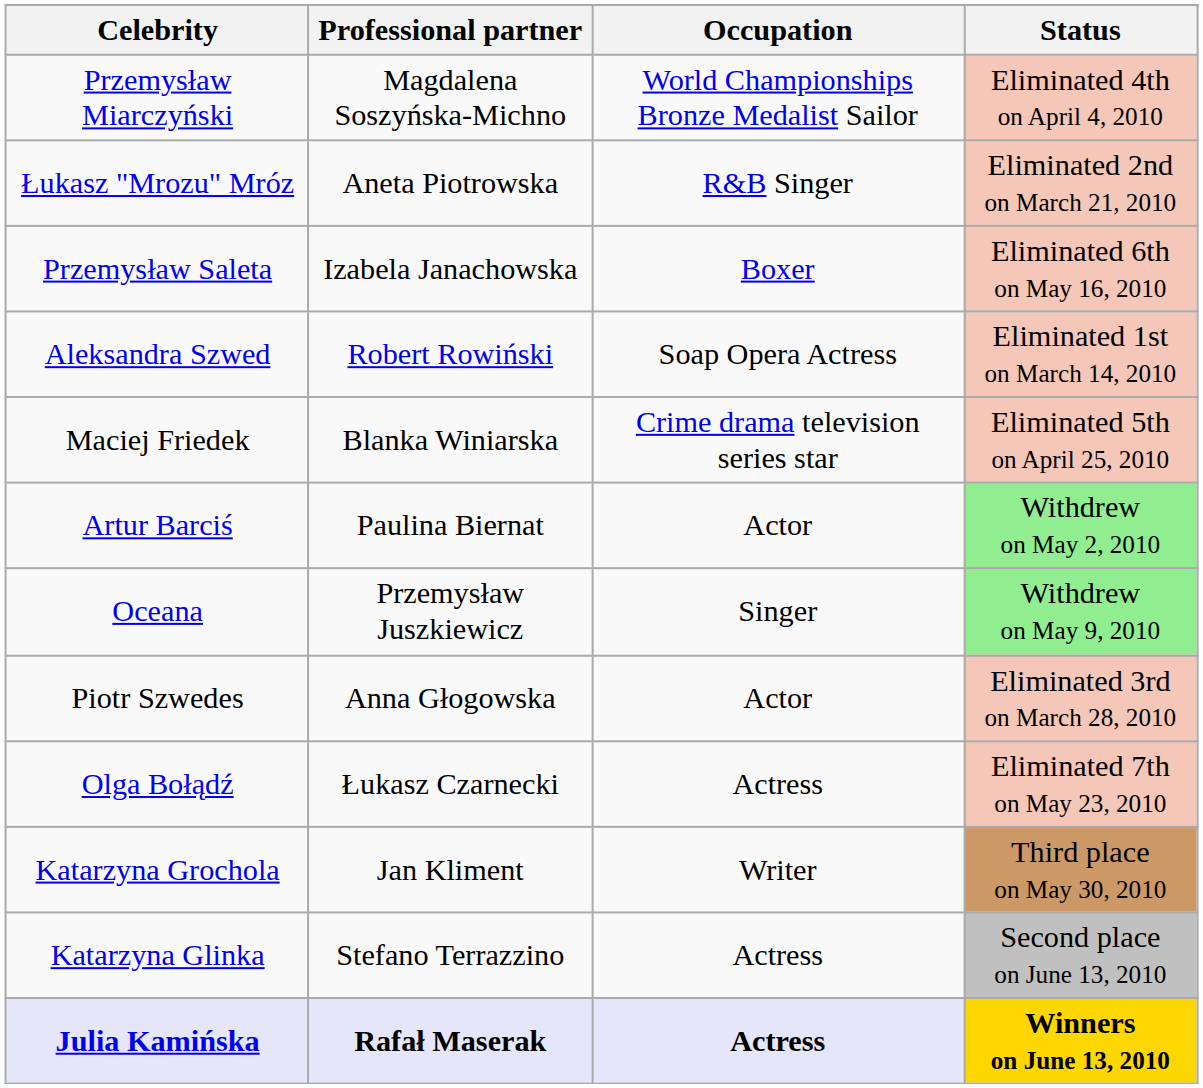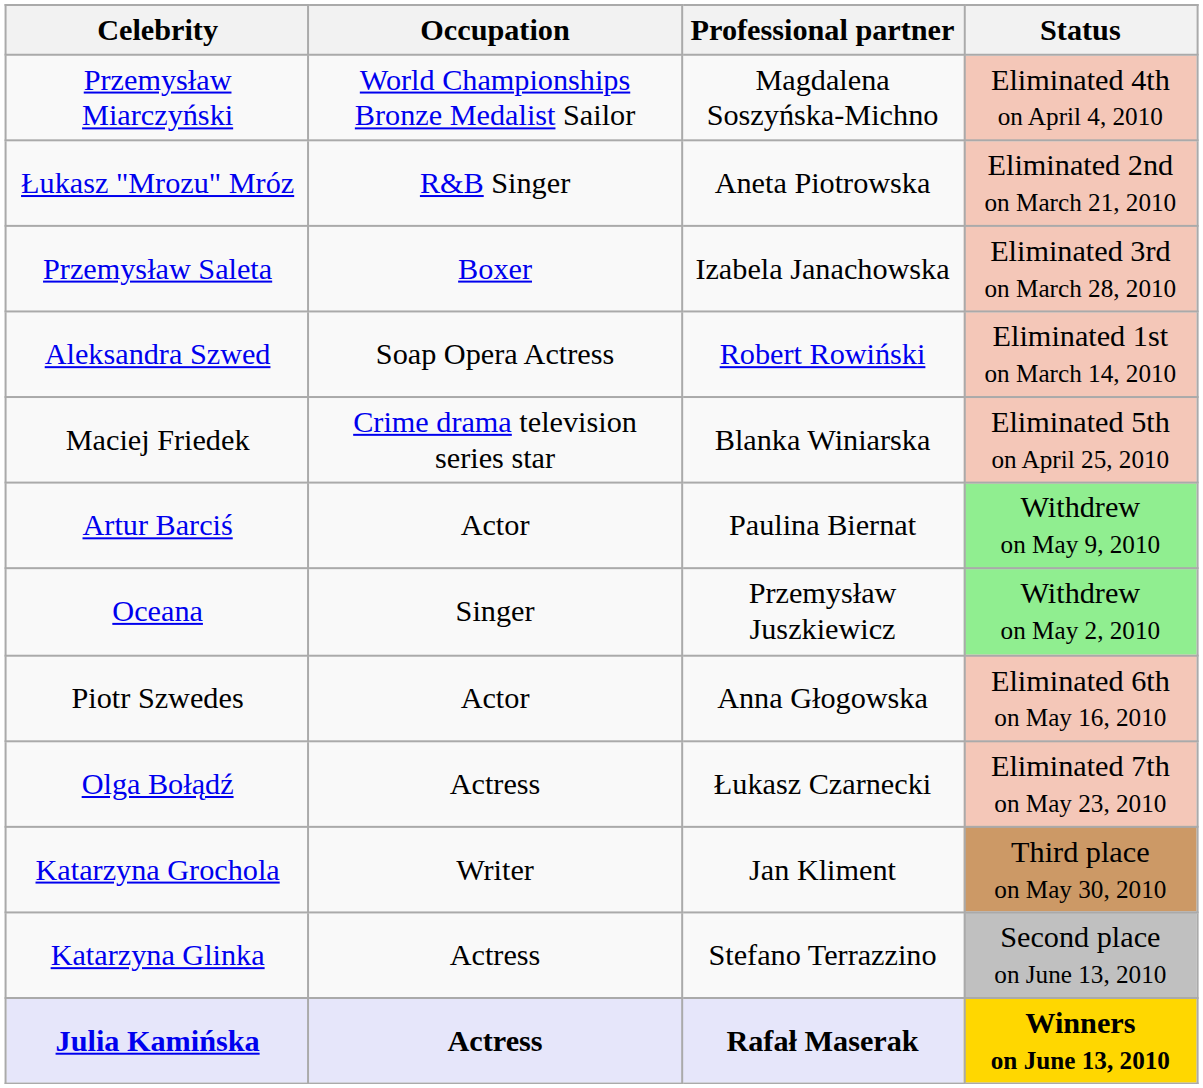columns swapped: (778, 29) <-> (450, 29)
(1080, 268) Eliminated 6th on May 16, 2010 -> (1080, 268) Eliminated 3rd on March 28, 2010
(1080, 525) Withdrew on May 2, 2010 -> (1080, 525) Withdrew on May 9, 2010
(1080, 611) Withdrew on May 9, 2010 -> (1080, 611) Withdrew on May 2, 2010
(1080, 697) Eliminated 3rd on March 28, 2010 -> (1080, 697) Eliminated 6th on May 16, 2010
